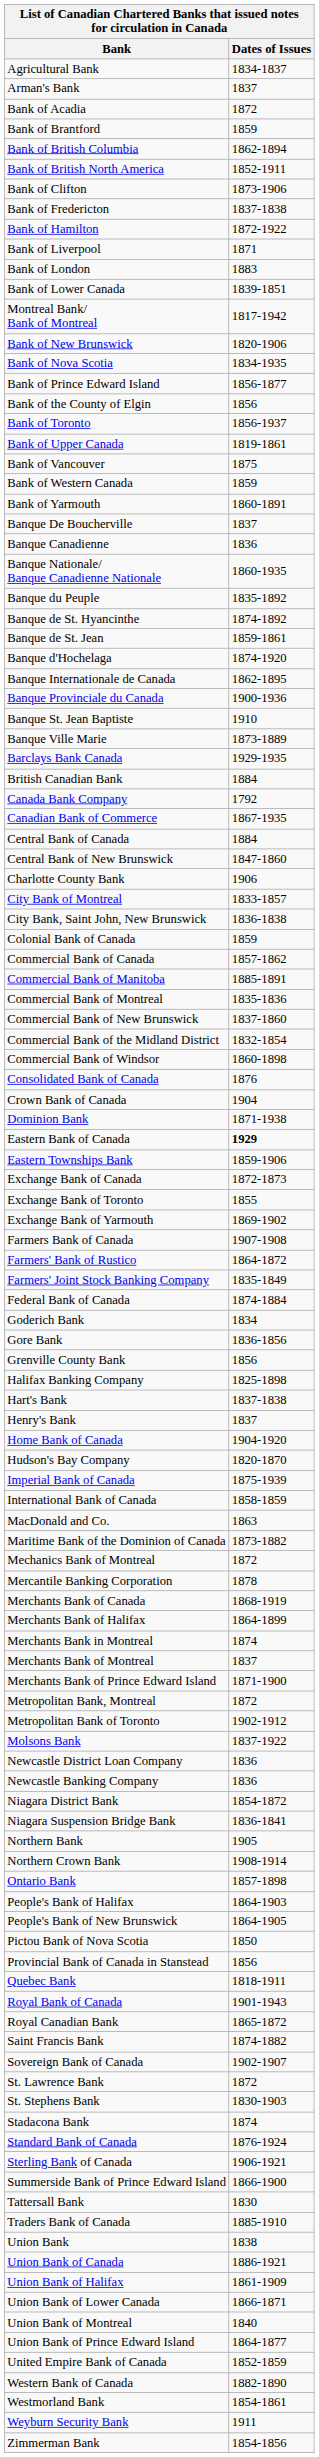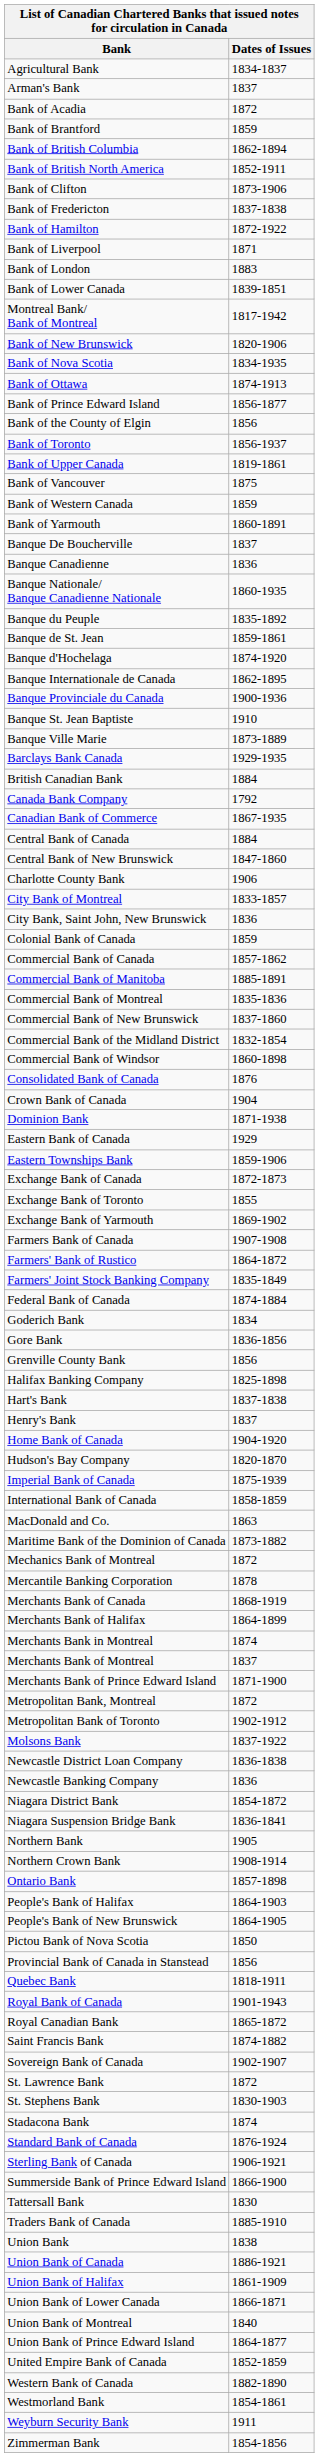+ row: (47, 383)
- row: (73, 618)
(259, 919) 1836-1838 -> (244, 919) 1836
(244, 1139) bold -> (244, 1139) normal
(244, 1761) 1836 -> (259, 1761) 1836-1838
